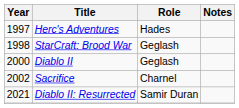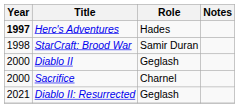(18, 29) normal -> (18, 29) bold
(159, 45) Geglash -> (169, 45) Samir Duran
(18, 78) 2002 -> (18, 78) 2000
(169, 95) Samir Duran -> (159, 95) Geglash
